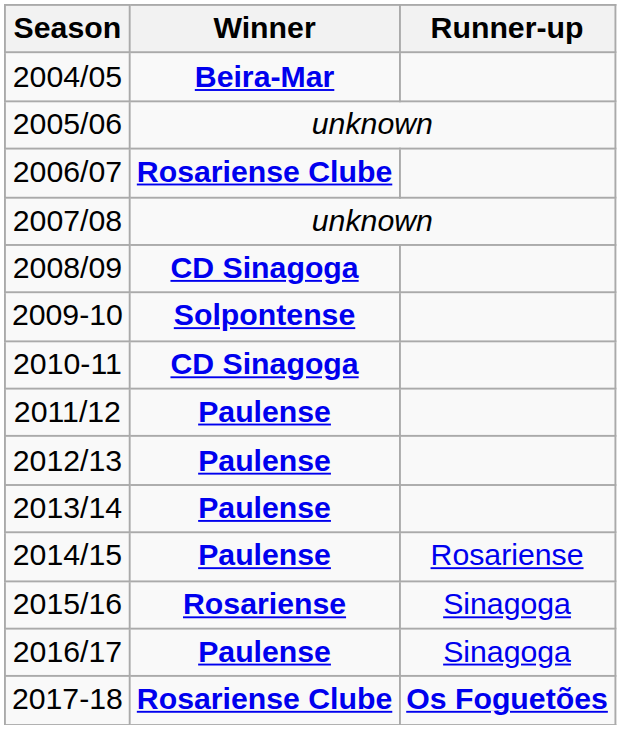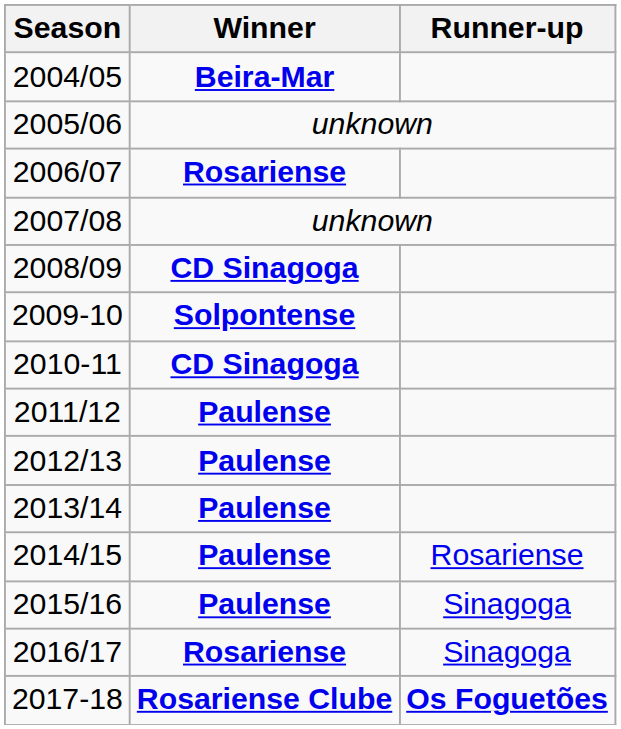(265, 172) Rosariense Clube -> (265, 172) Rosariense
(265, 603) Rosariense -> (265, 603) Paulense
(265, 651) Paulense -> (265, 651) Rosariense
